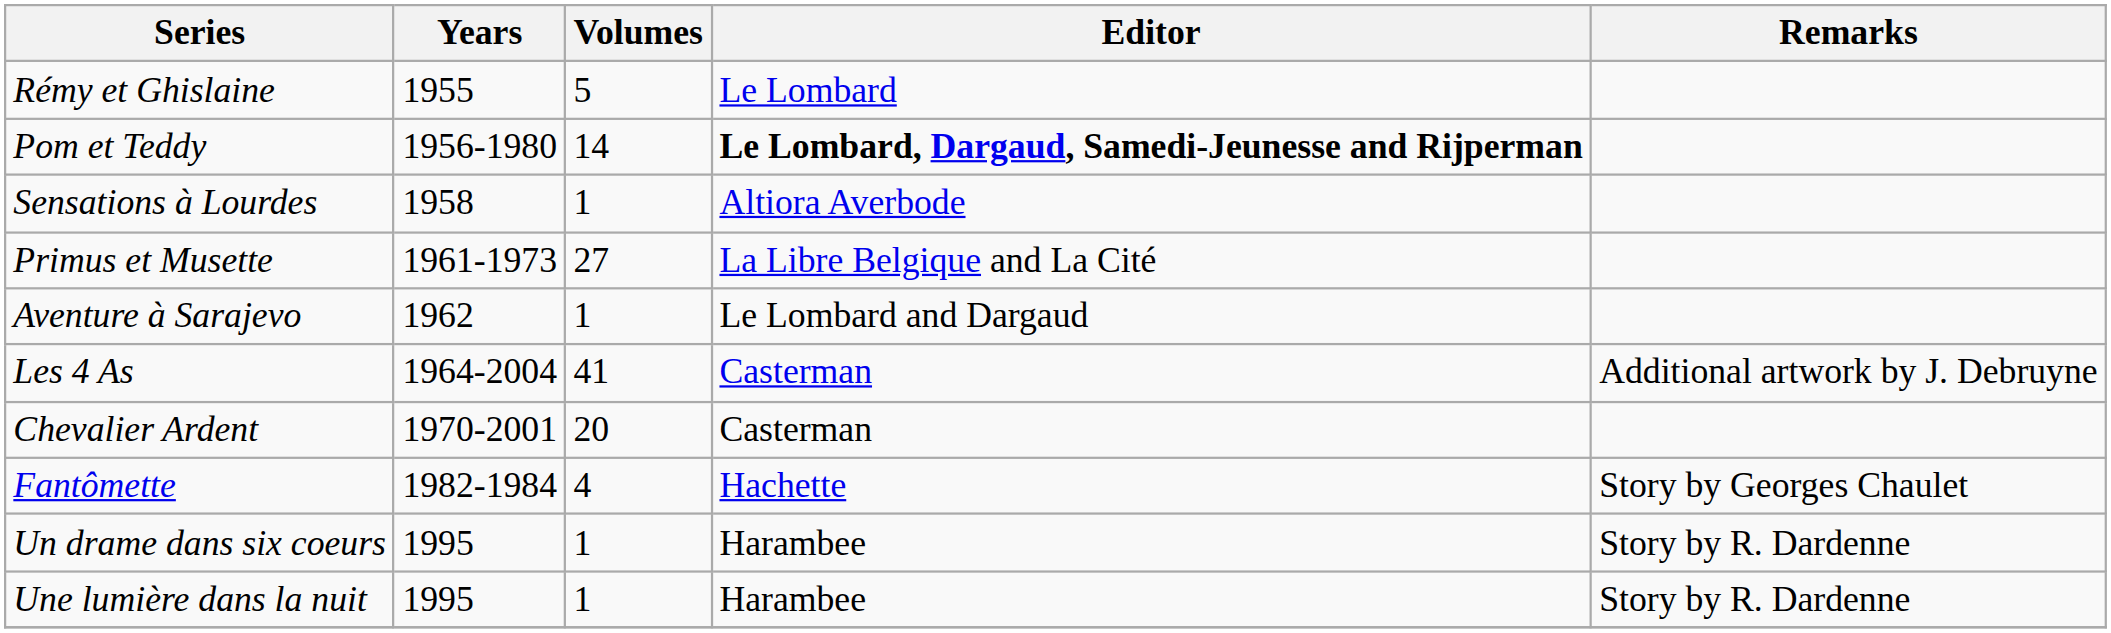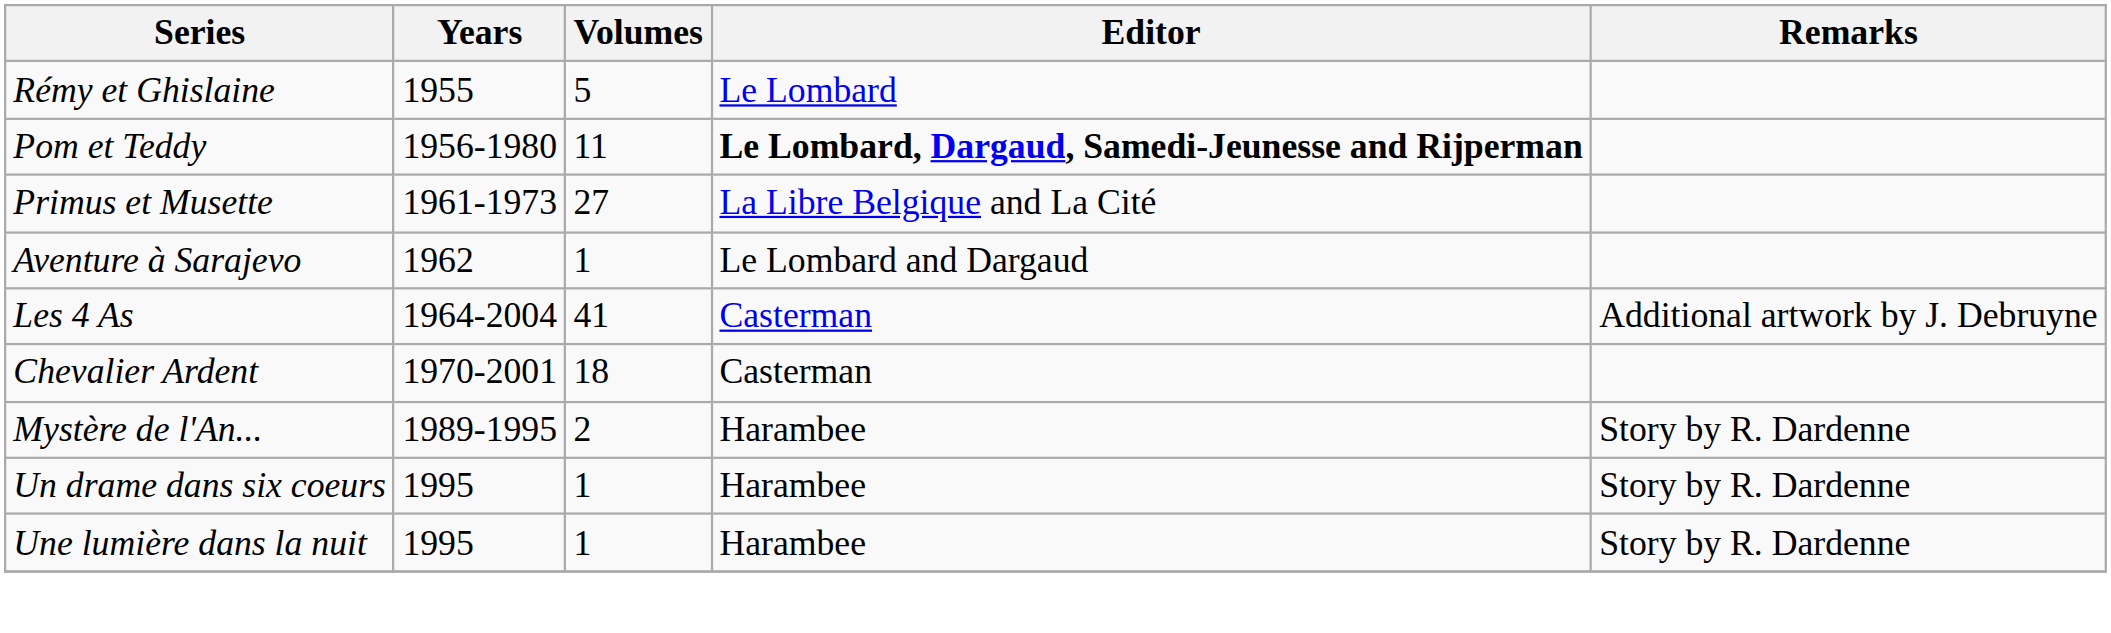(591, 145) 14 -> (591, 145) 11
- row: (165, 202)
(591, 428) 20 -> (591, 372) 18
- row: (95, 485)
+ row: (138, 428)
